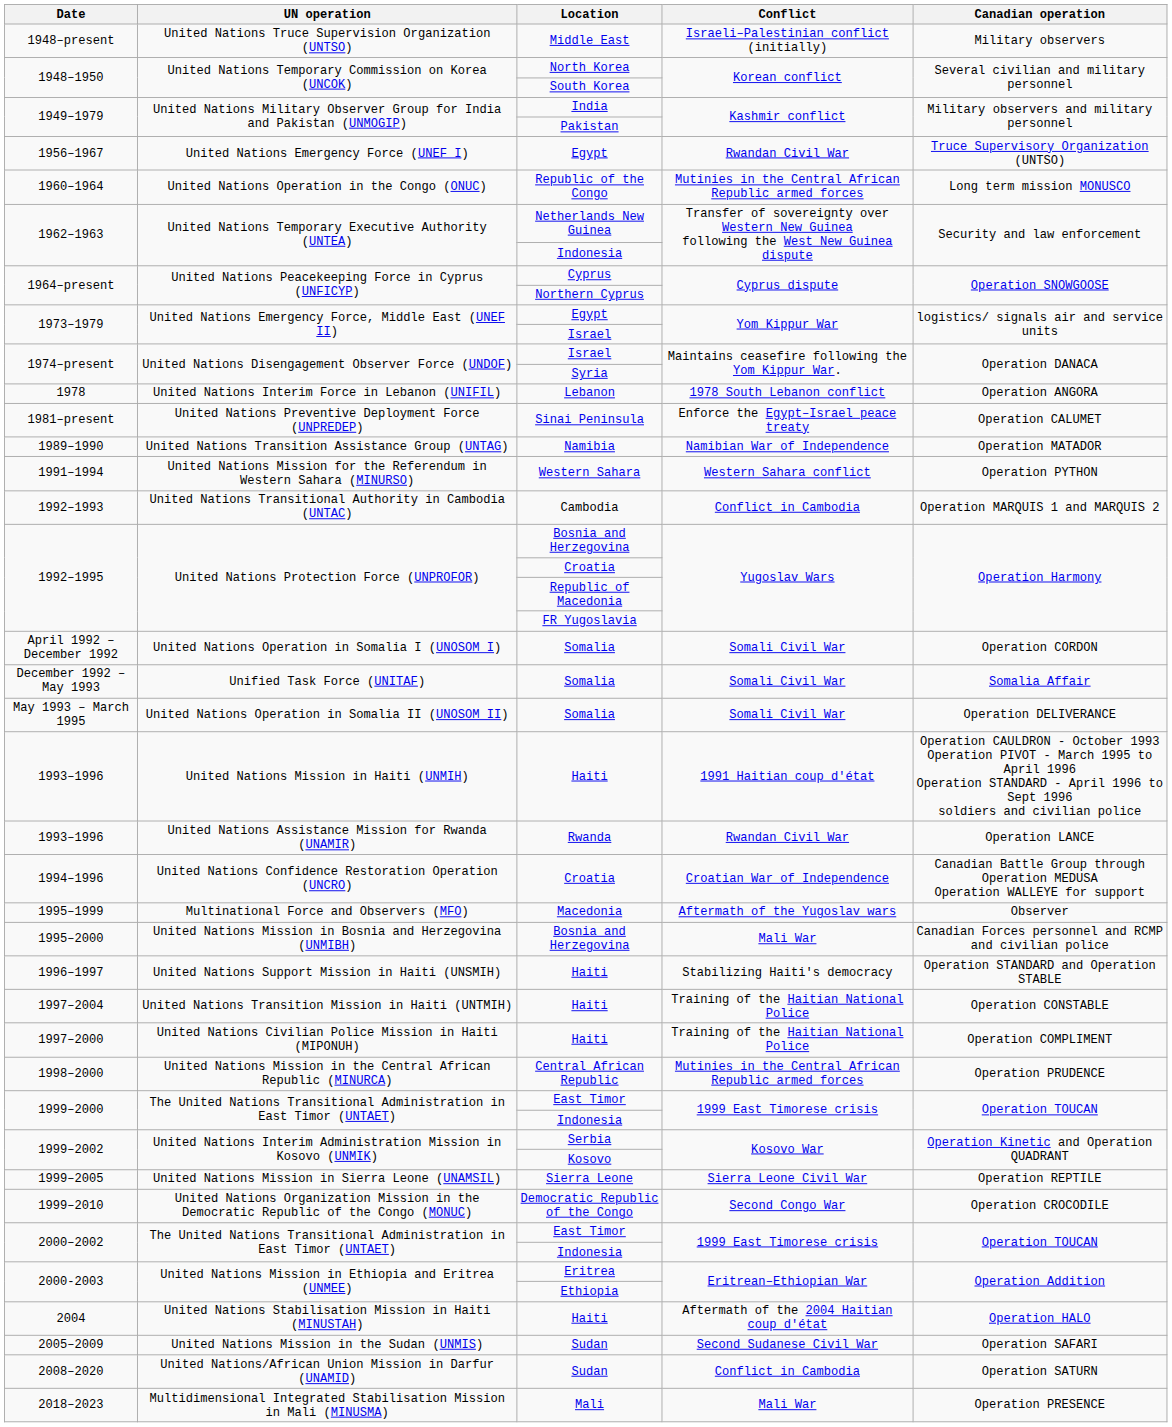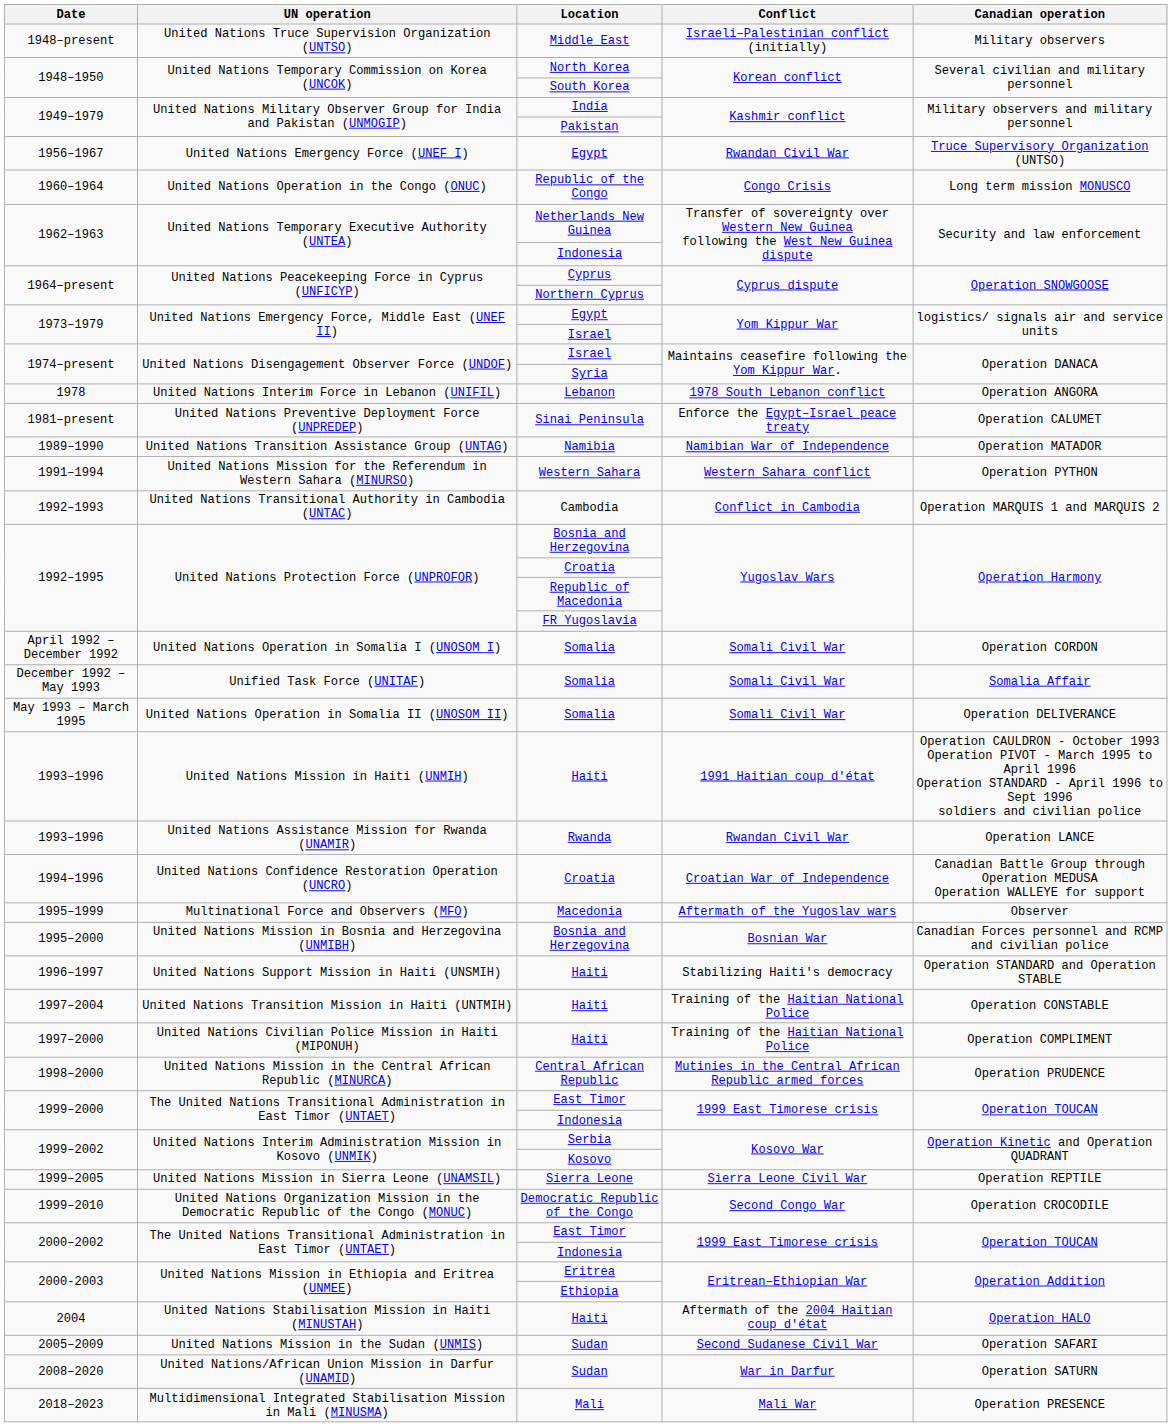(787, 187) Mutinies in the Central African Republic armed forces -> (787, 187) Congo Crisis
(787, 939) Mali War -> (787, 939) Bosnian War
(787, 1372) Conflict in Cambodia -> (787, 1372) War in Darfur
